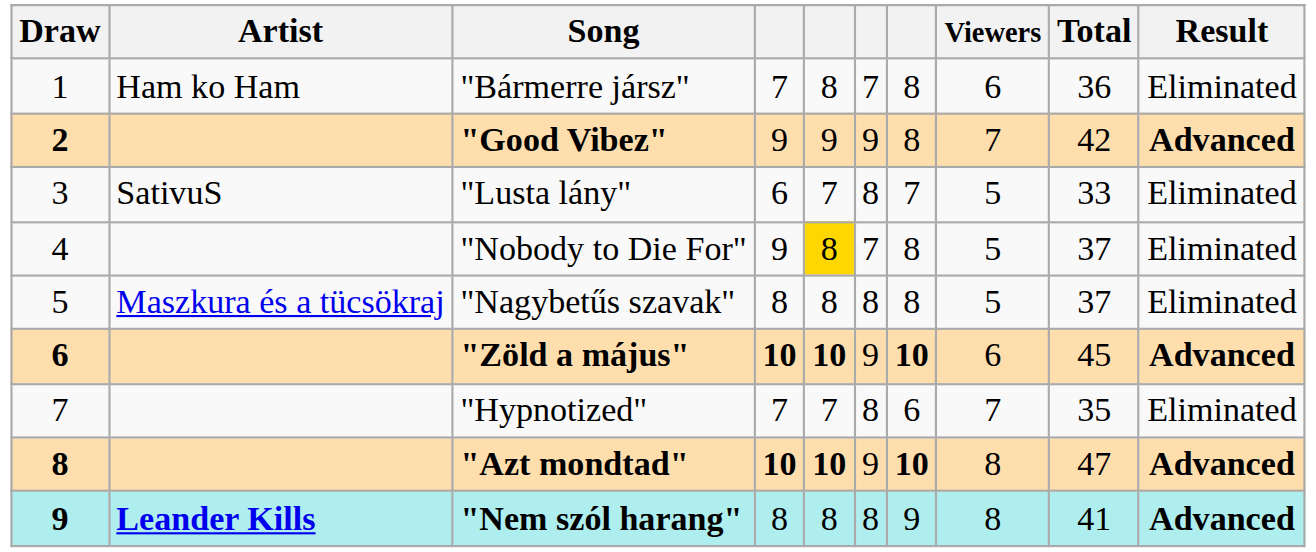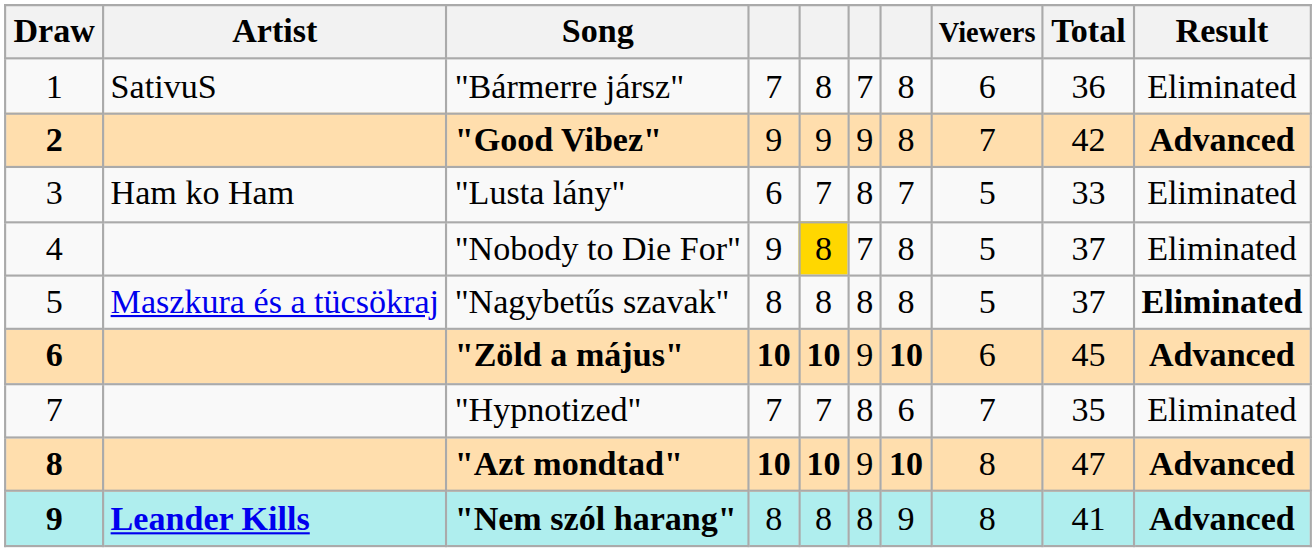(208, 85) Ham ko Ham -> (164, 85) SativuS
(169, 193) SativuS -> (202, 193) Ham ko Ham
(1222, 301) normal -> (1222, 301) bold
